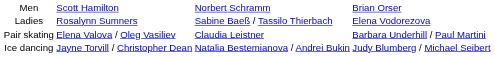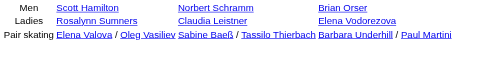(264, 21) Sabine Baeß / Tassilo Thierbach -> (213, 21) Claudia Leistner
(229, 34) Claudia Leistner -> (247, 34) Sabine Baeß / Tassilo Thierbach
- row: (29, 48)
